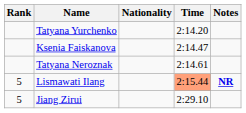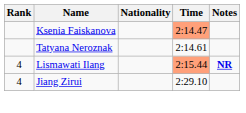- row: (76, 30)
(192, 47) no background -> (191, 30) lightsalmon background
(19, 82) 5 -> (19, 65) 4
(19, 99) 5 -> (19, 82) 4
